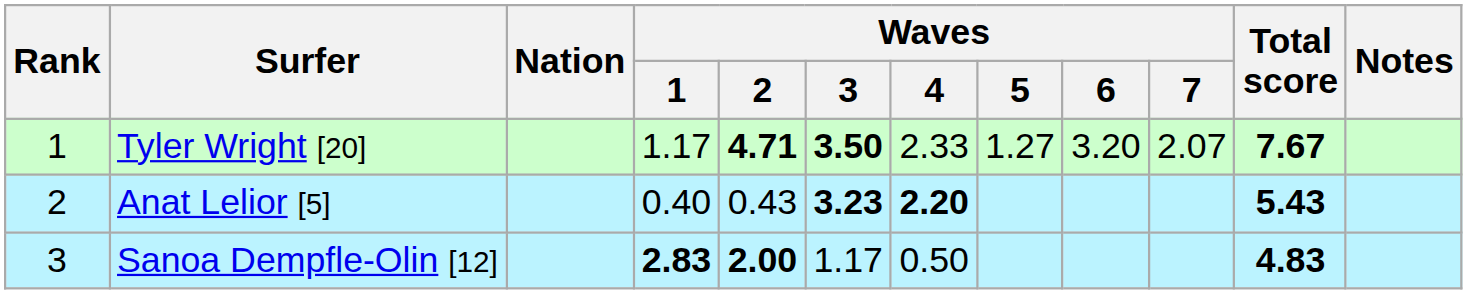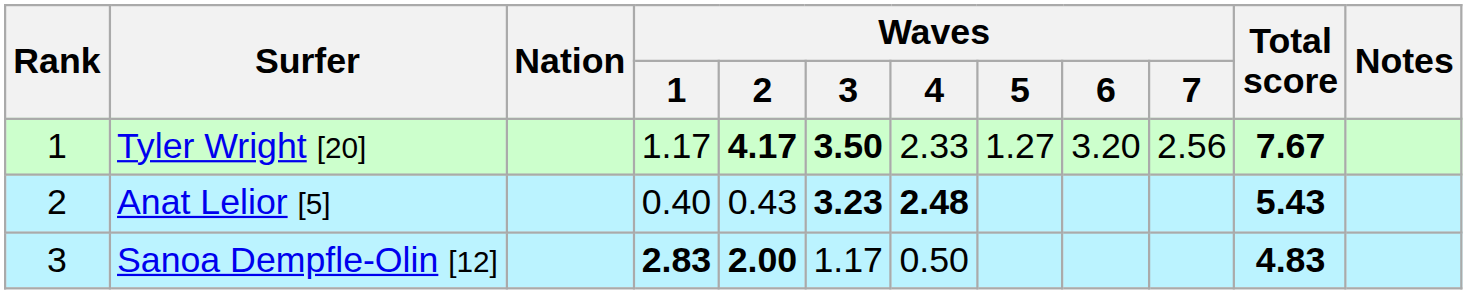(762, 145) 4.71 -> (762, 145) 4.17
(1192, 145) 2.07 -> (1192, 145) 2.56
(934, 202) 2.20 -> (934, 202) 2.48
